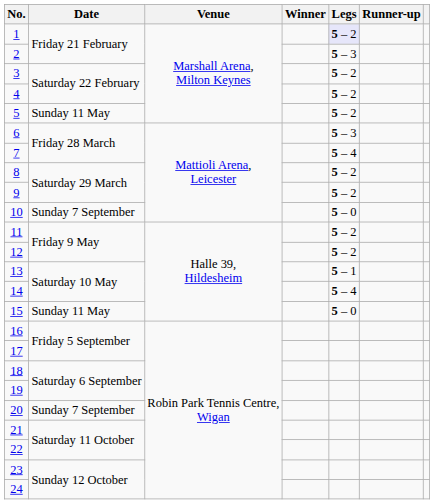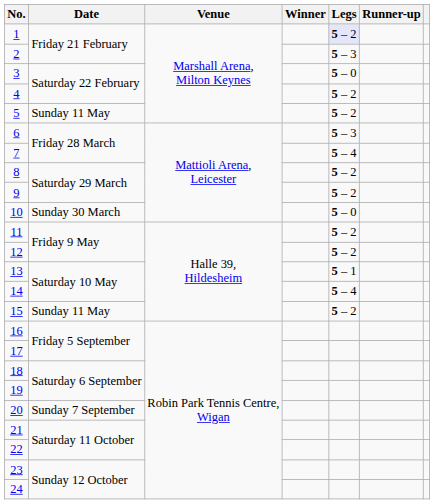(344, 73) 5 – 2 -> (344, 73) 5 – 0
(83, 212) Sunday 7 September -> (76, 212) Sunday 30 March
(344, 311) 5 – 0 -> (344, 311) 5 – 2
